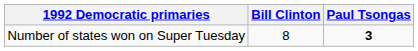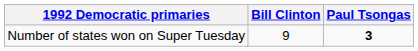(286, 35) 8 -> (286, 35) 9
